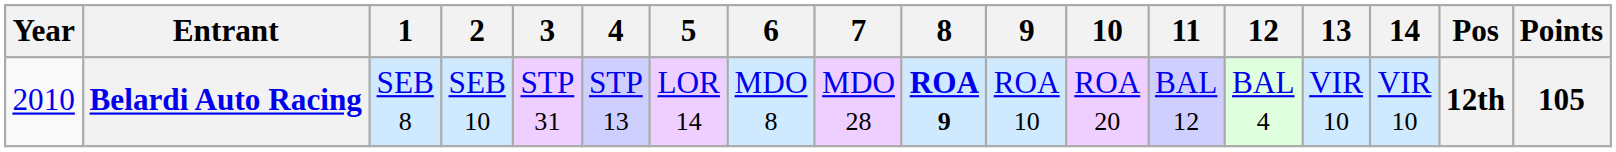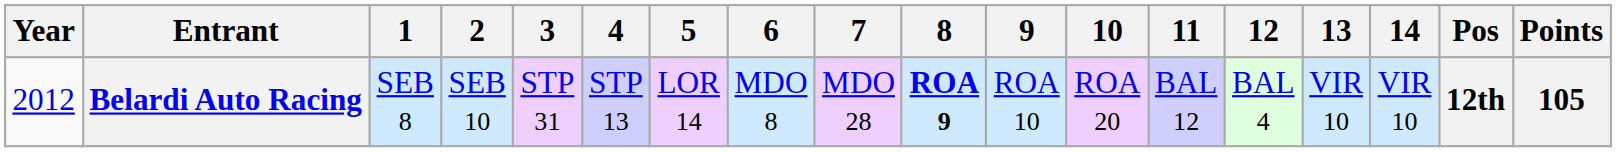(44, 100) 2010 -> (44, 100) 2012
